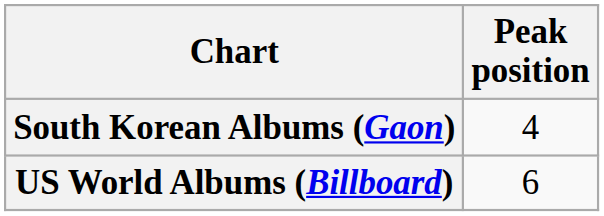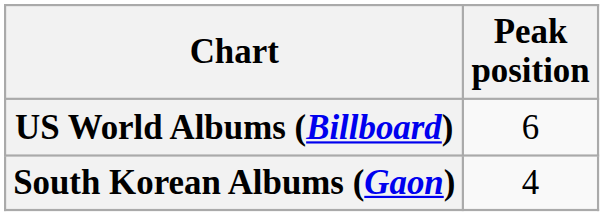rows swapped: (234, 126) <-> (234, 182)
